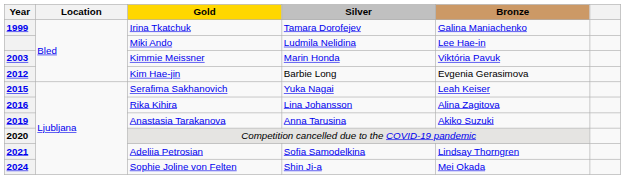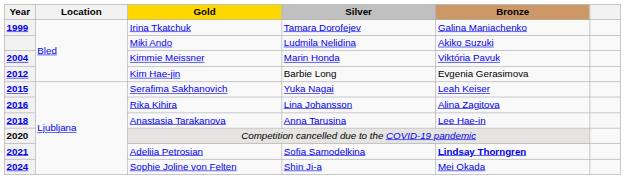(462, 43) Lee Hae-in -> (466, 43) Akiko Suzuki
(17, 58) 2003 -> (17, 58) 2004
(17, 120) 2019 -> (17, 120) 2018
(466, 120) Akiko Suzuki -> (462, 120) Lee Hae-in
(478, 151) normal -> (482, 151) bold
